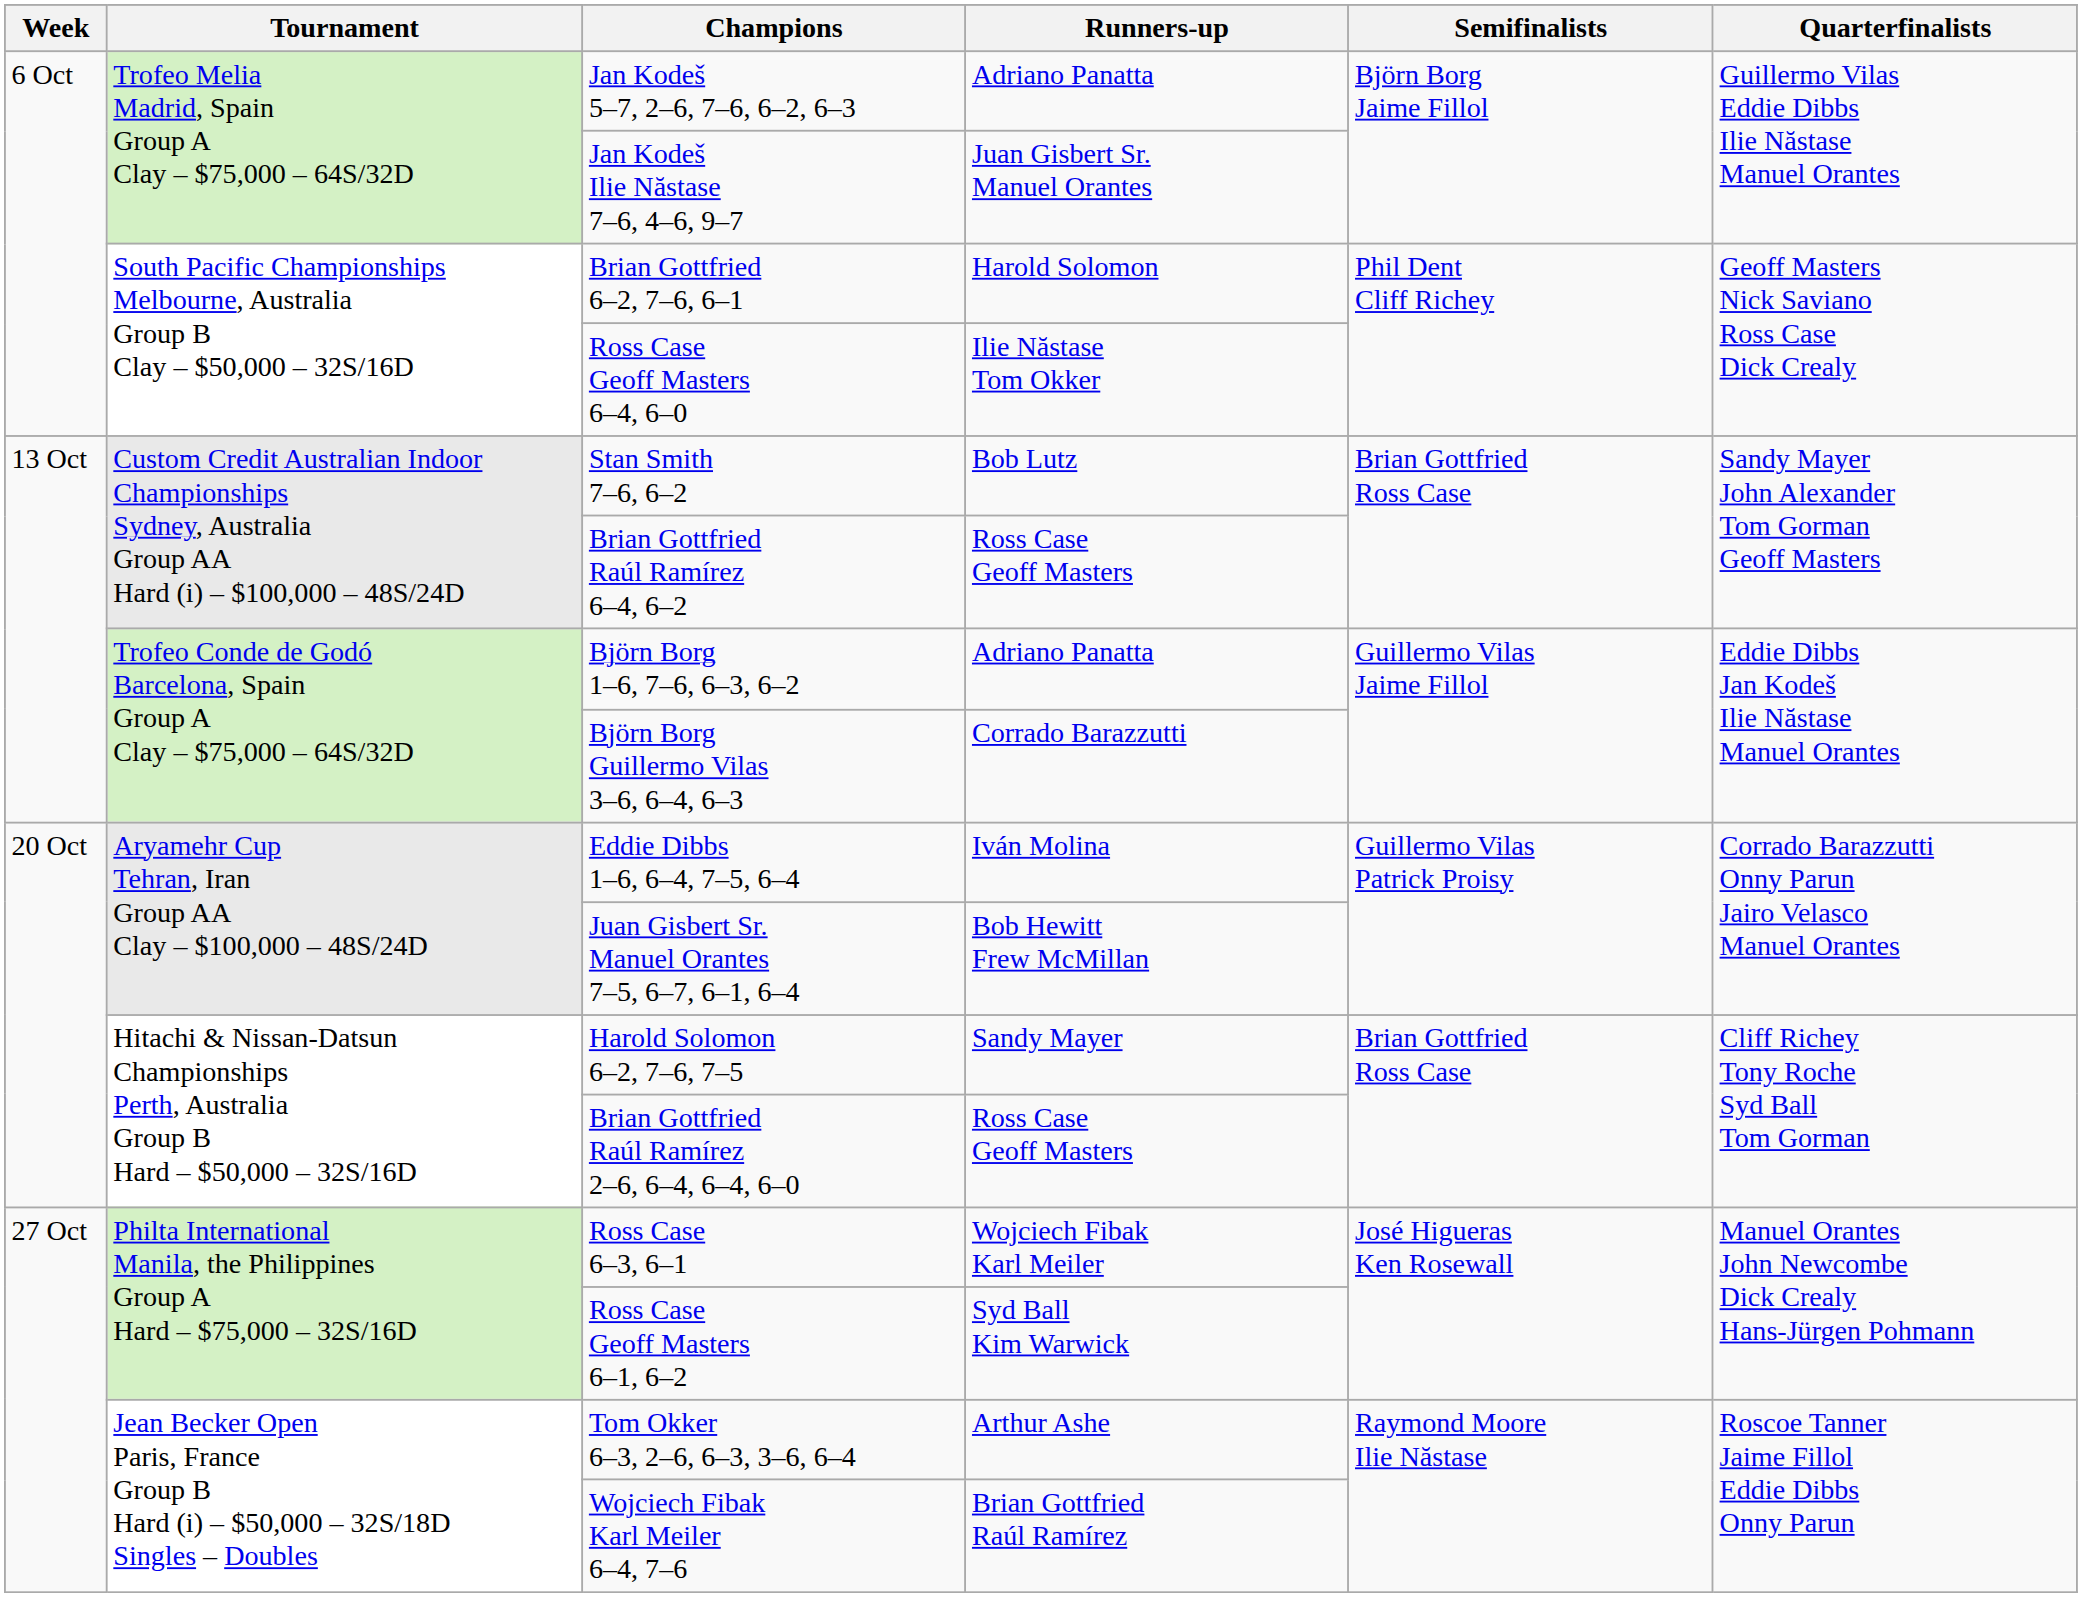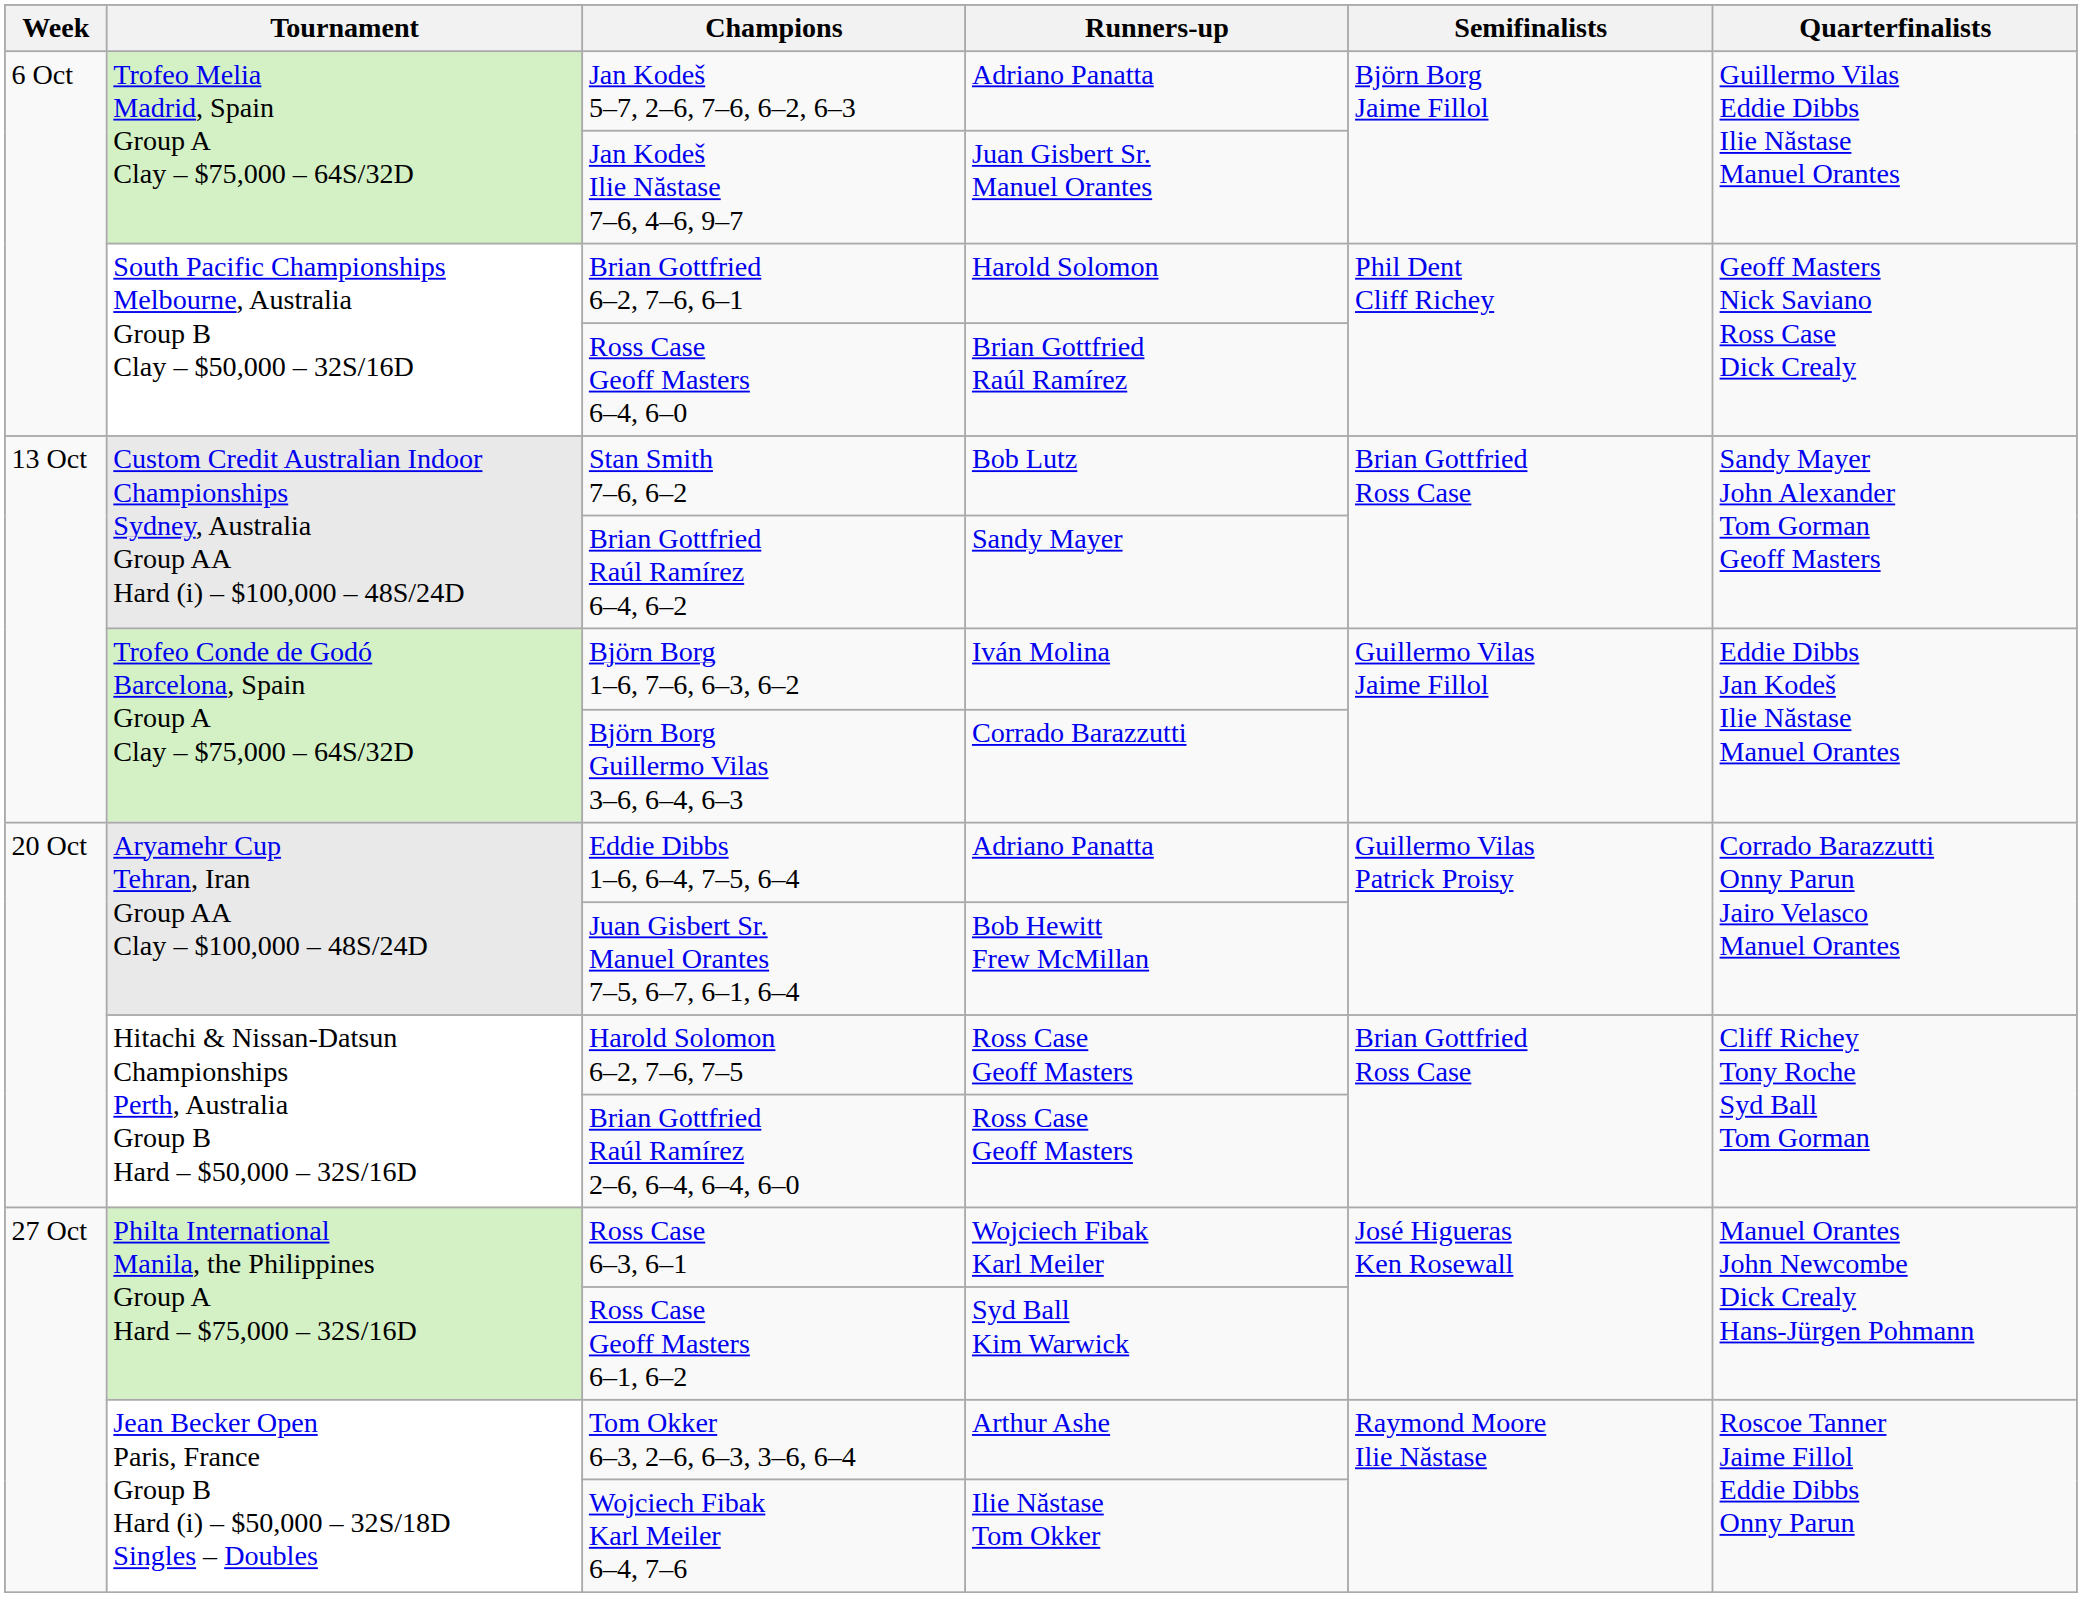(1038, 363) Ilie Năstase Tom Okker -> (1058, 363) Brian Gottfried Raúl Ramírez
(1052, 555) Ross Case Geoff Masters -> (1047, 539) Sandy Mayer
(1063, 652) Adriano Panatta -> (1041, 652) Iván Molina
(1041, 844) Iván Molina -> (1063, 844) Adriano Panatta
(1047, 1037) Sandy Mayer -> (1052, 1054) Ross Case Geoff Masters
(1058, 1518) Brian Gottfried Raúl Ramírez -> (1038, 1518) Ilie Năstase Tom Okker
